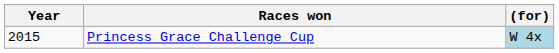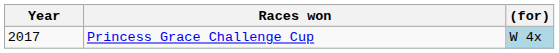(24, 38) 2015 -> (24, 38) 2017
